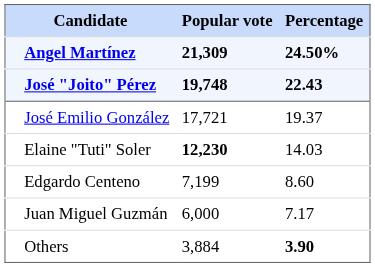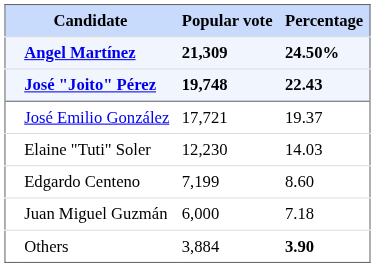(205, 149) bold -> (205, 149) normal
(300, 214) 7.17 -> (300, 214) 7.18
